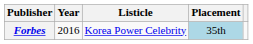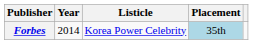(68, 30) 2016 -> (68, 30) 2014
